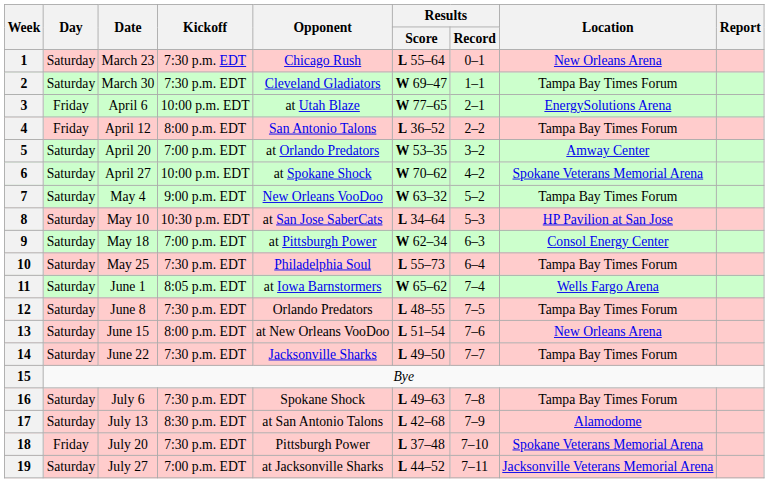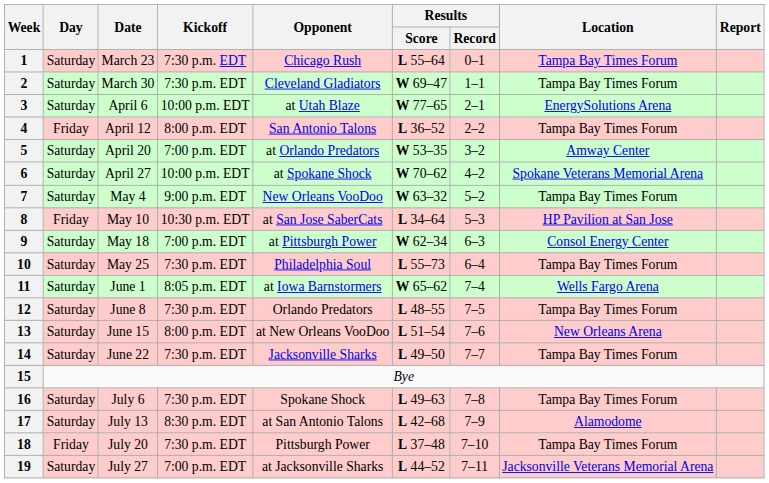(608, 61) New Orleans Arena -> (608, 61) Tampa Bay Times Forum
(71, 106) Friday -> (71, 106) Saturday
(71, 218) Saturday -> (71, 218) Friday
(608, 444) Spokane Veterans Memorial Arena -> (608, 444) Tampa Bay Times Forum
